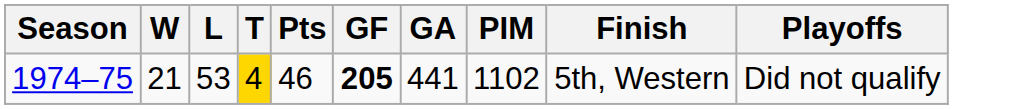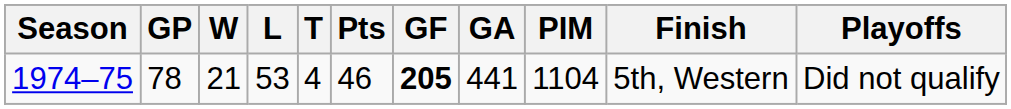+ column: (170, 29)
(254, 78) gold background -> (313, 78) no background
(506, 78) 1102 -> (566, 78) 1104
